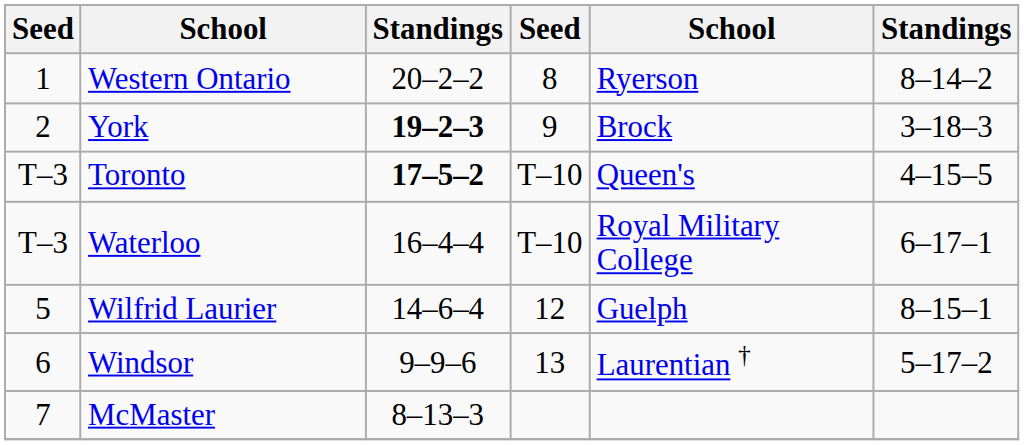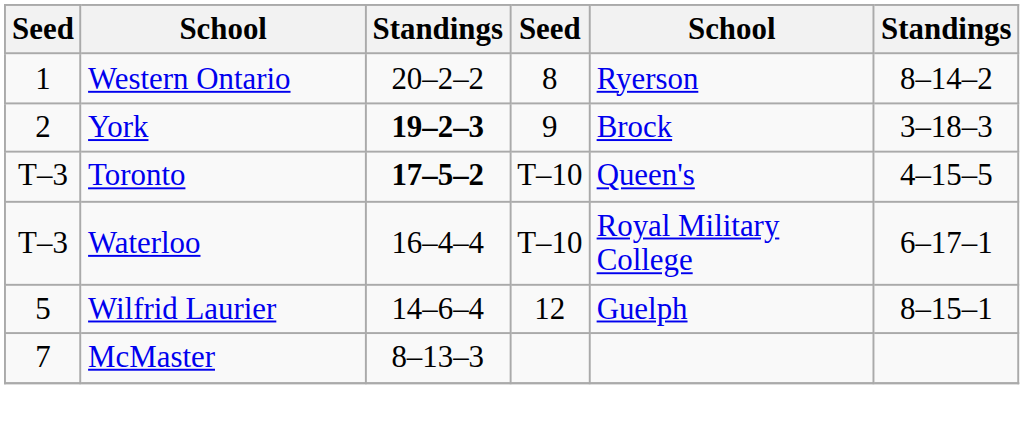- row: (141, 361)
